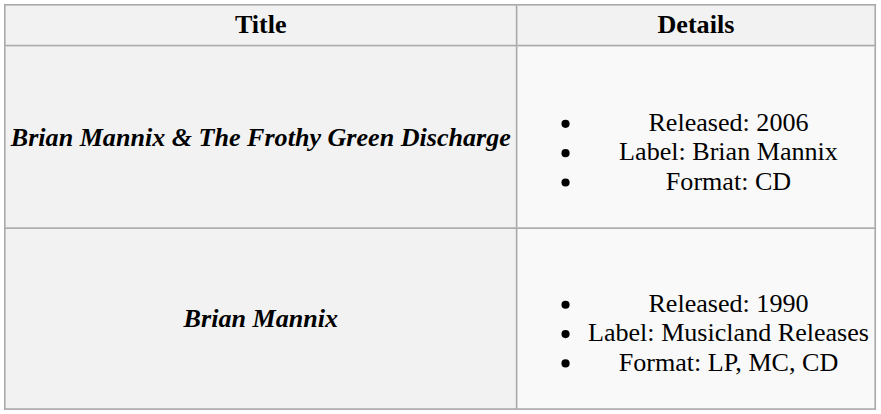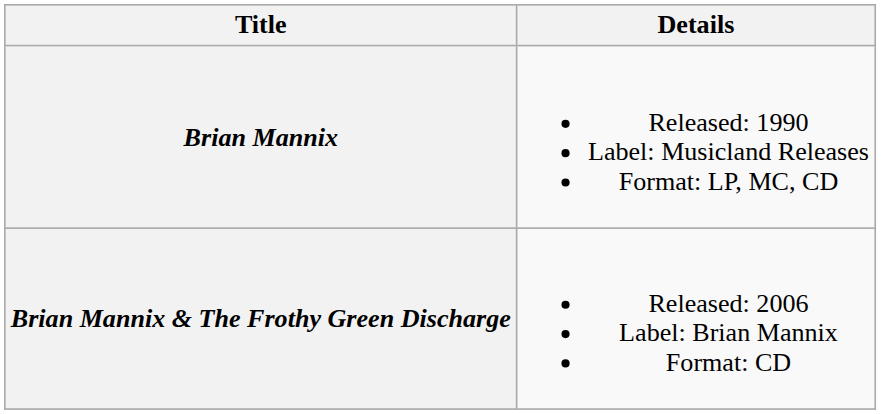rows swapped: (261, 318) <-> (261, 136)
